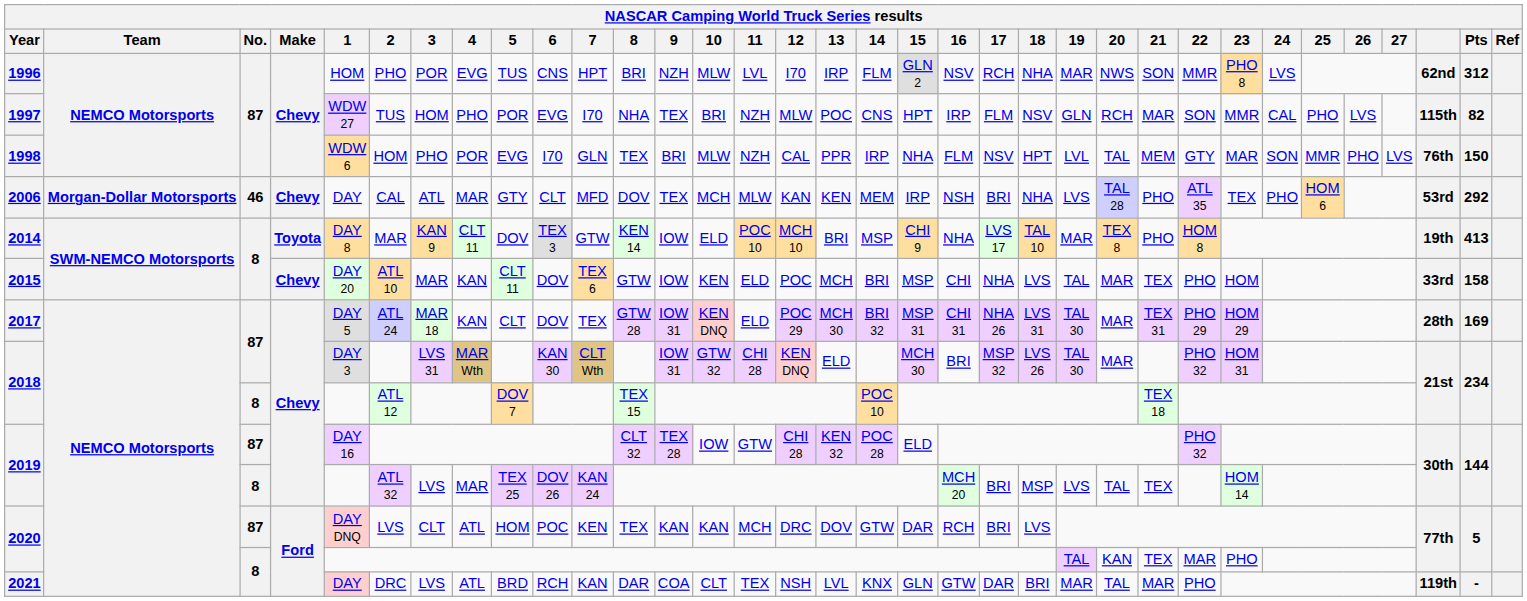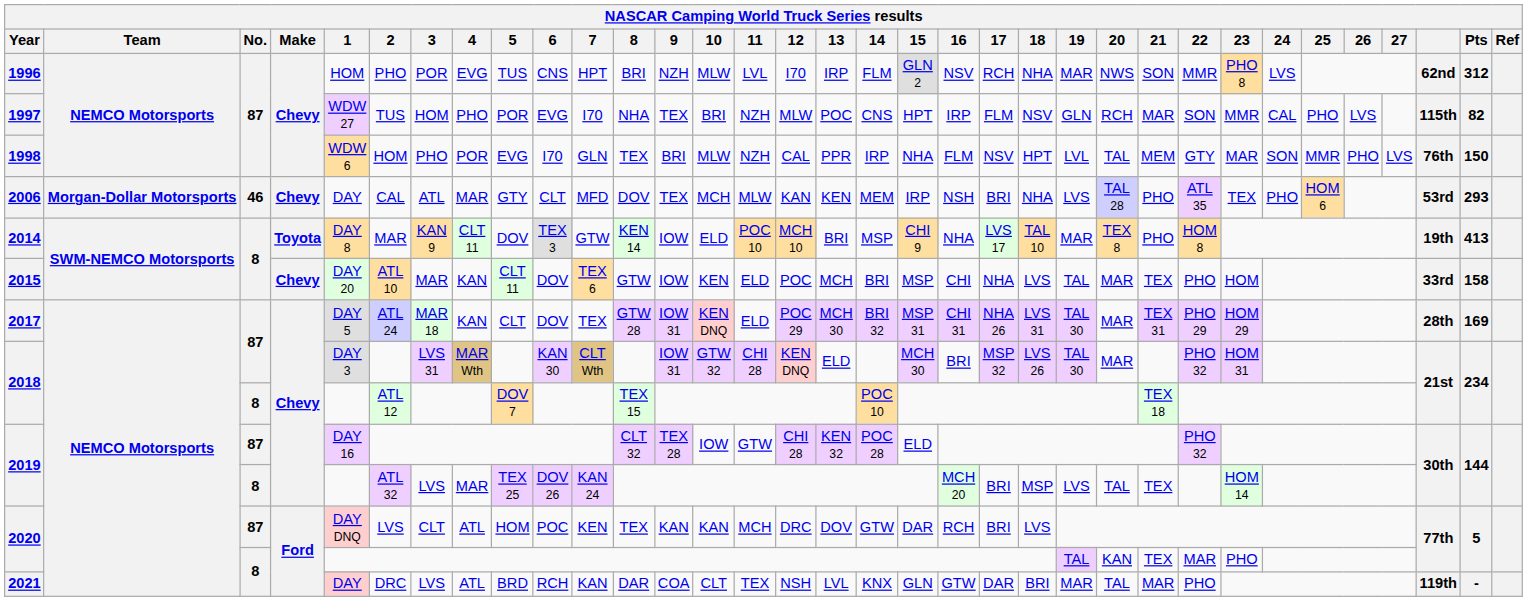(1476, 197) 292 -> (1476, 197) 293
